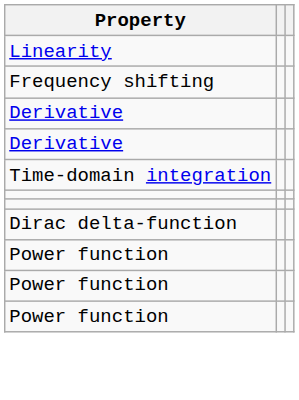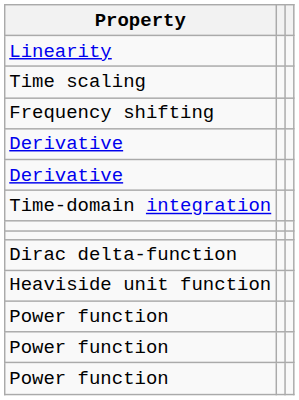+ row: (78, 82)
+ row: (140, 286)
